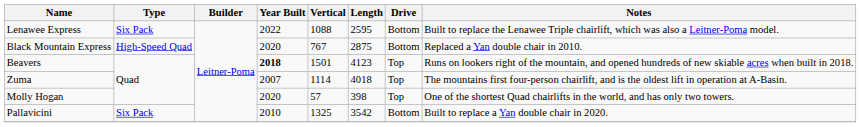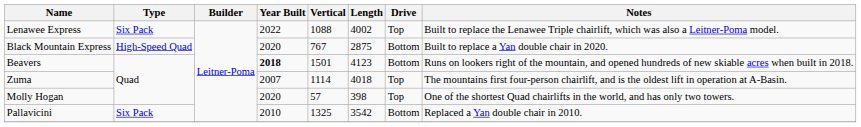(361, 29) 2595 -> (361, 29) 4002
(404, 29) Bottom -> (396, 29) Top
(503, 46) Replaced a Yan double chair in 2010. -> (516, 46) Built to replace a Yan double chair in 2020.
(396, 63) Top -> (404, 63) Bottom
(516, 113) Built to replace a Yan double chair in 2020. -> (503, 113) Replaced a Yan double chair in 2010.
